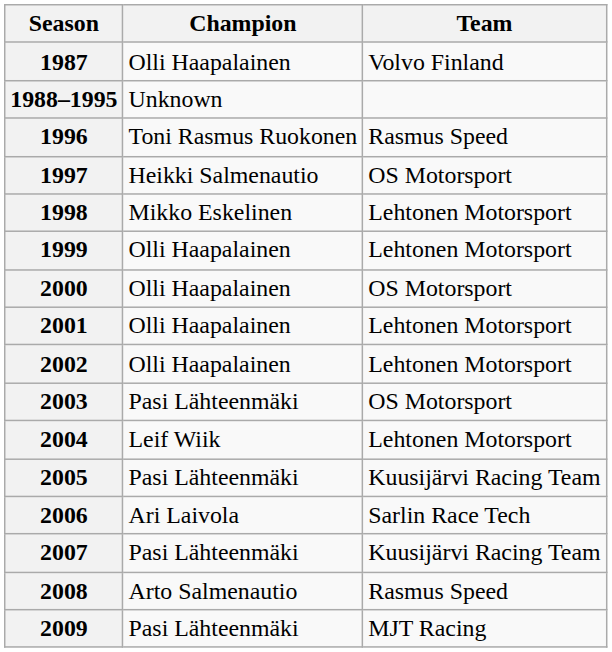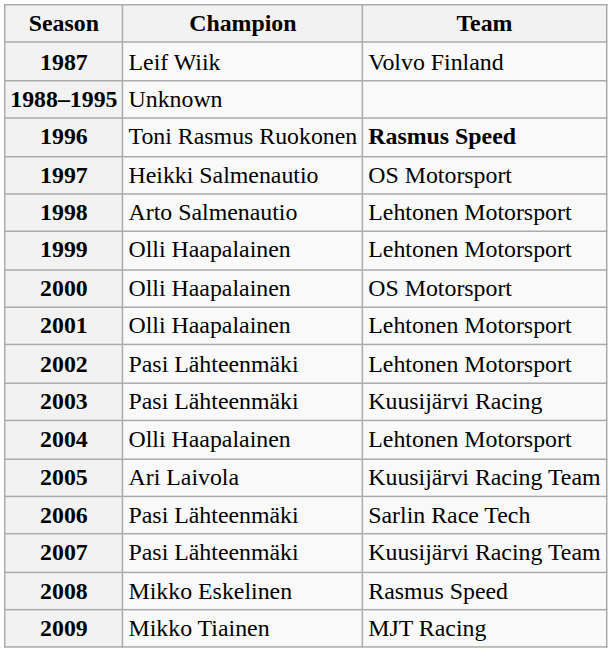(210, 61) Olli Haapalainen -> (174, 61) Leif Wiik
(438, 136) normal -> (442, 136) bold
(210, 212) Mikko Eskelinen -> (213, 212) Arto Salmenautio
(210, 363) Olli Haapalainen -> (214, 363) Pasi Lähteenmäki
(440, 401) OS Motorsport -> (455, 401) Kuusijärvi Racing
(174, 439) Leif Wiik -> (210, 439) Olli Haapalainen
(214, 477) Pasi Lähteenmäki -> (184, 477) Ari Laivola
(184, 514) Ari Laivola -> (214, 514) Pasi Lähteenmäki
(213, 590) Arto Salmenautio -> (210, 590) Mikko Eskelinen
(214, 628) Pasi Lähteenmäki -> (199, 628) Mikko Tiainen
